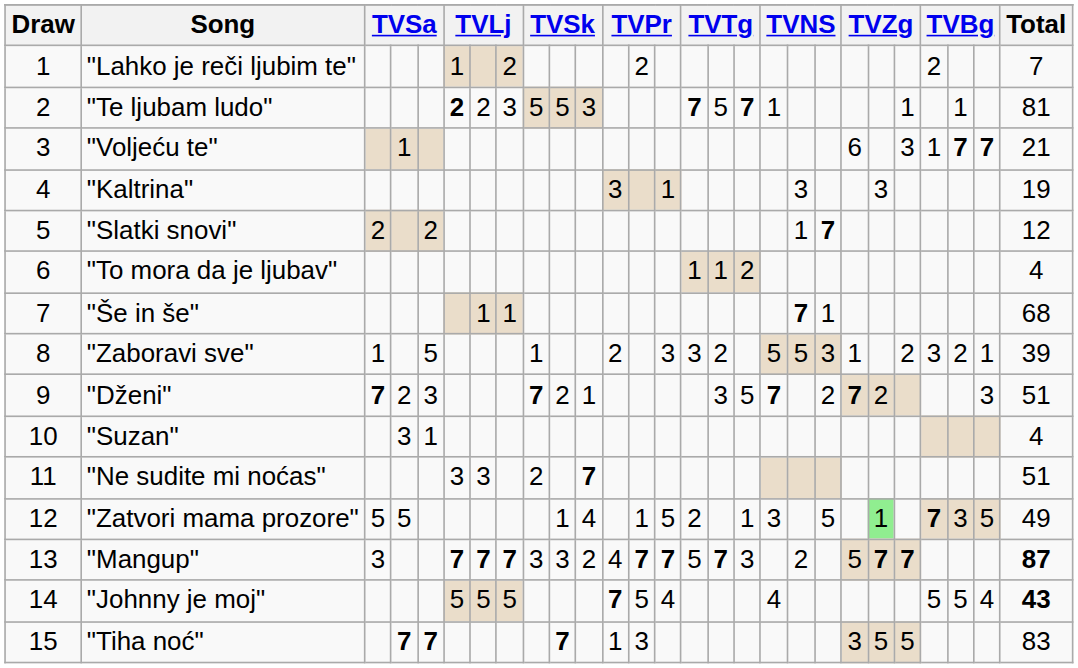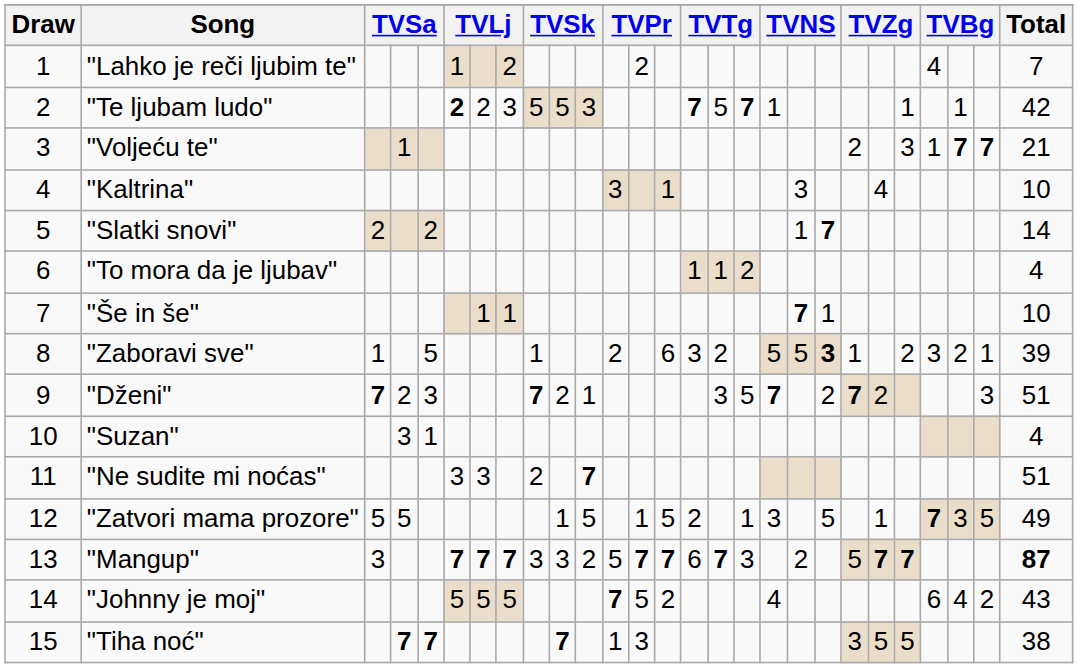(934, 66) 2 -> (934, 66) 4
(1036, 107) 81 -> (1036, 107) 42
(855, 148) 6 -> (855, 148) 2
(881, 189) 3 -> (881, 189) 4
(1036, 189) 19 -> (1036, 189) 10
(1036, 230) 12 -> (1036, 230) 14
(1036, 312) 68 -> (1036, 312) 10
(668, 353) 3 -> (668, 353) 6
(828, 353) normal -> (828, 353) bold
(589, 518) 4 -> (589, 518) 5
(881, 518) lightgreen background -> (881, 518) no background
(615, 559) 4 -> (615, 559) 5
(694, 559) 5 -> (694, 559) 6
(668, 600) 4 -> (668, 600) 2
(934, 600) 5 -> (934, 600) 6
(960, 600) 5 -> (960, 600) 4
(987, 600) 4 -> (987, 600) 2
(1036, 600) bold -> (1036, 600) normal
(1036, 641) 83 -> (1036, 641) 38
